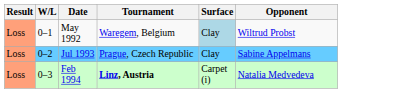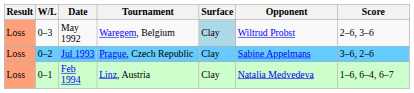+ column: (373, 12)
(45, 33) 0–1 -> (45, 33) 0–3
(45, 75) 0–3 -> (45, 75) 0–1
(127, 75) bold -> (125, 75) normal
(214, 75) Carpet (i) -> (210, 75) Clay
